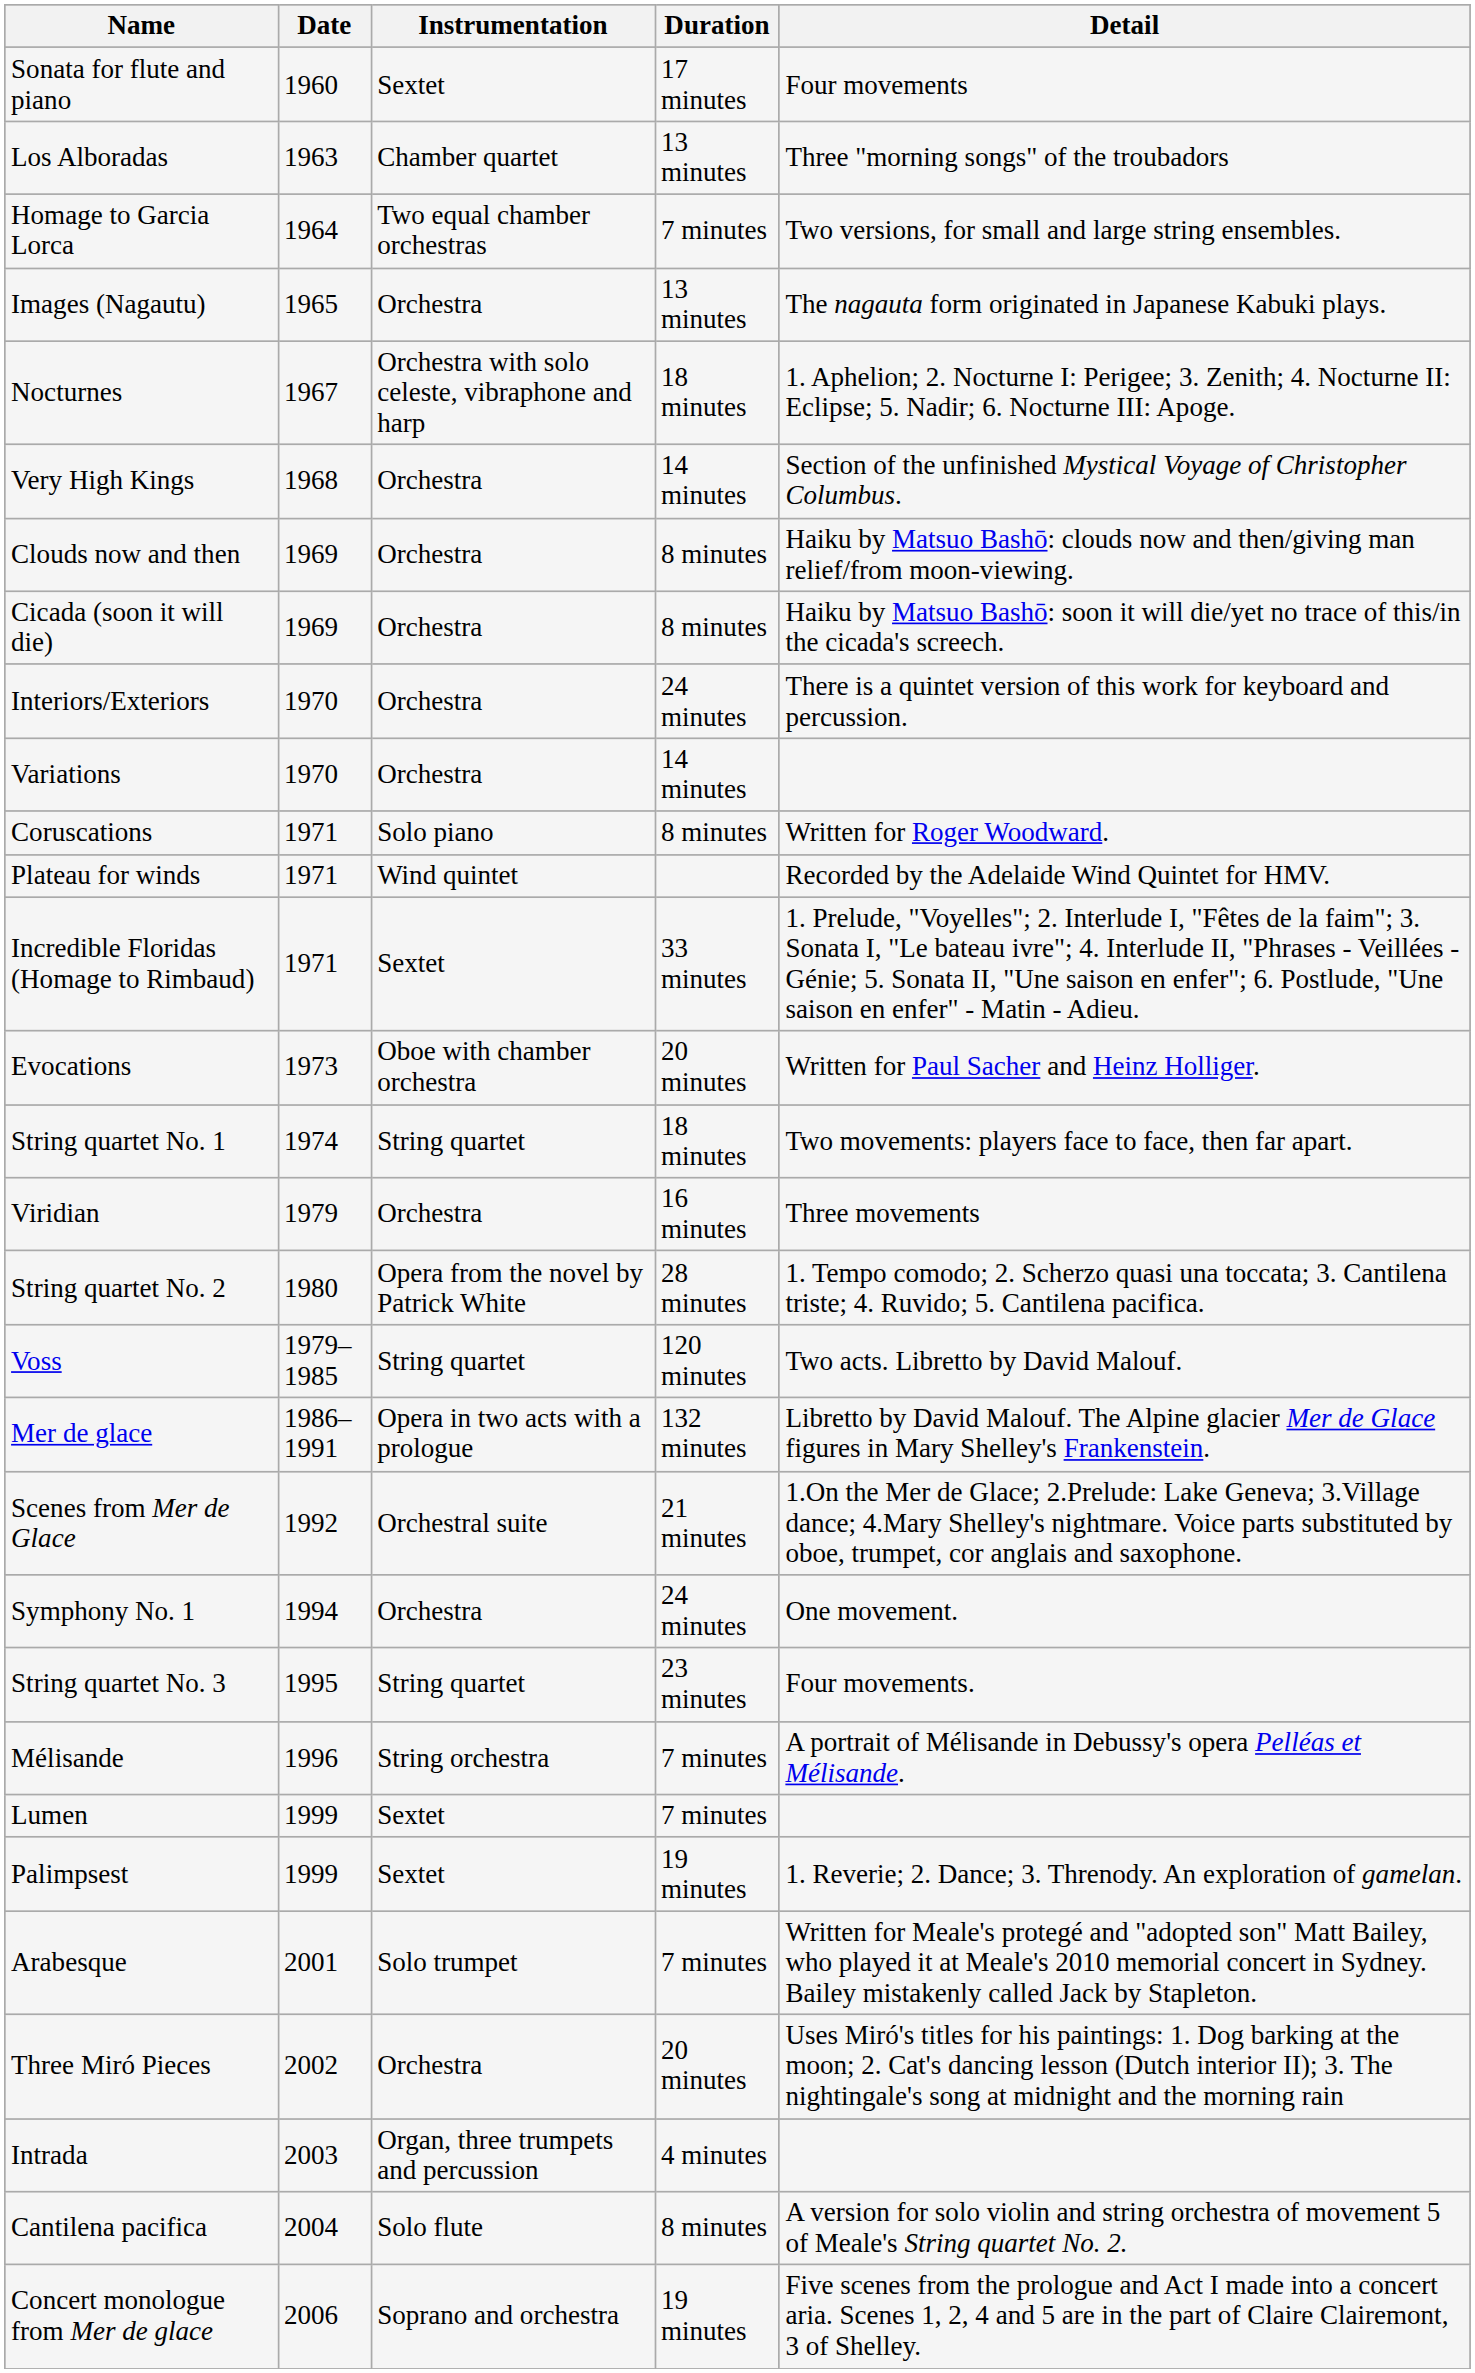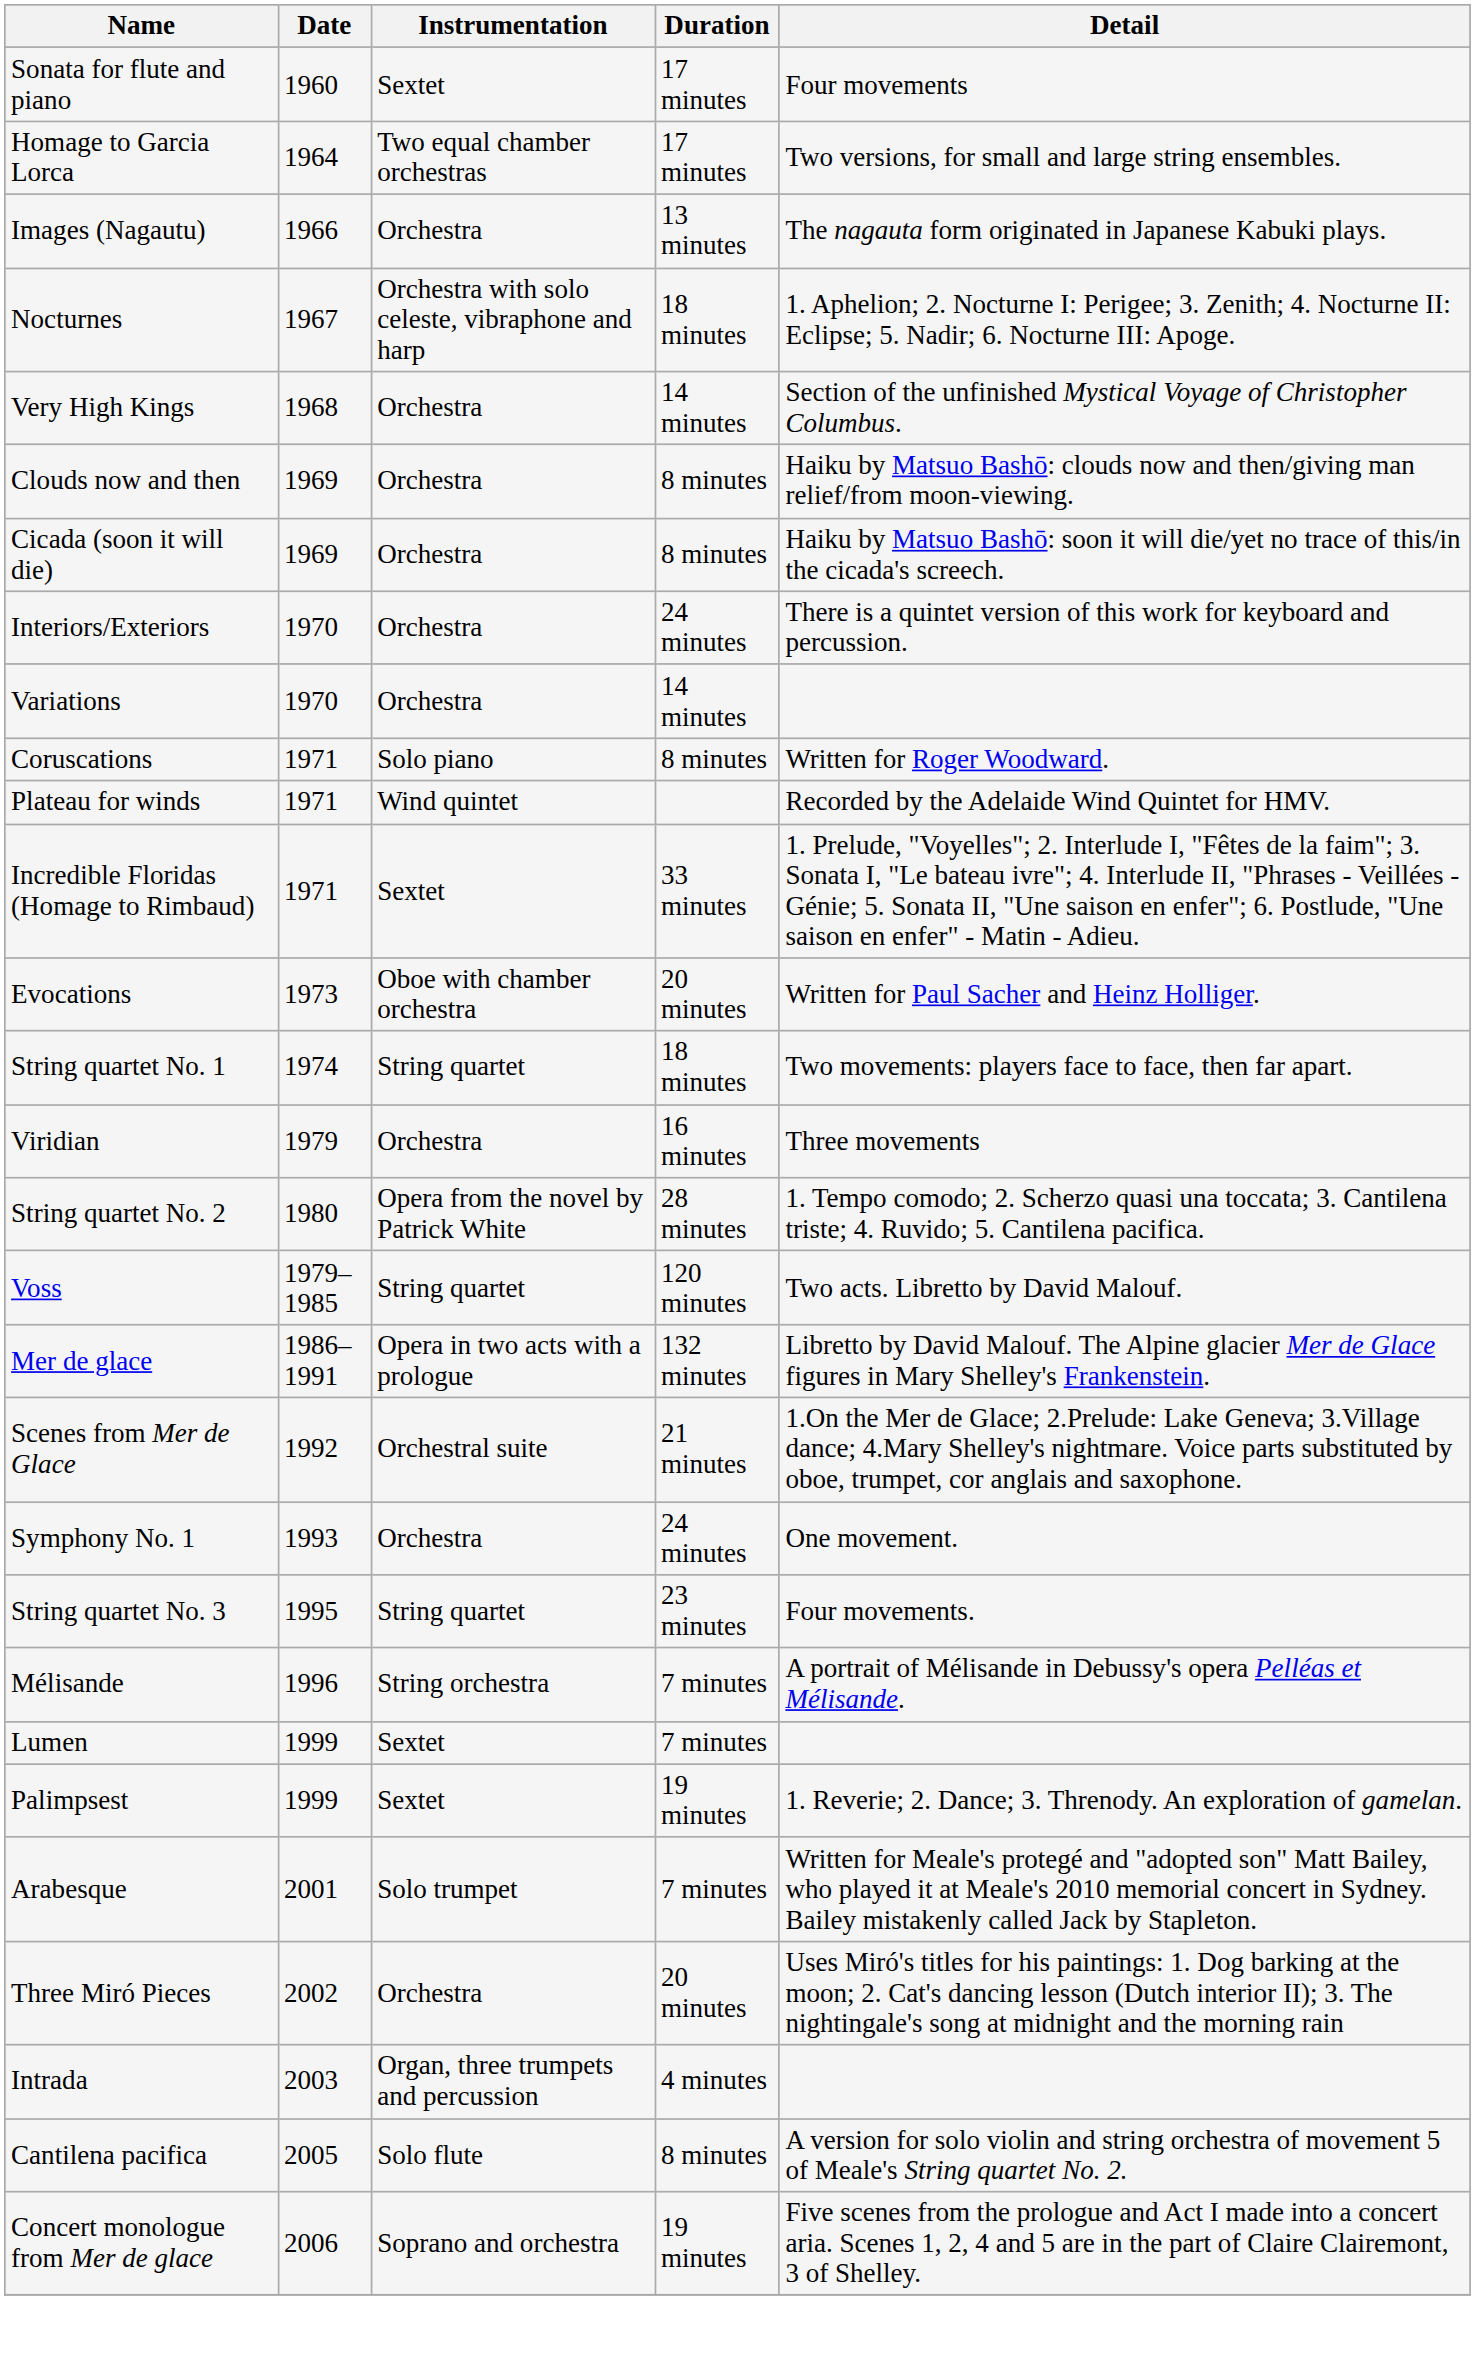- row: (90, 157)
(714, 230) 7 minutes -> (704, 157) 17 minutes
(311, 303) 1965 -> (311, 230) 1966
(311, 1610) 1994 -> (311, 1537) 1993
(311, 2227) 2004 -> (311, 2154) 2005
